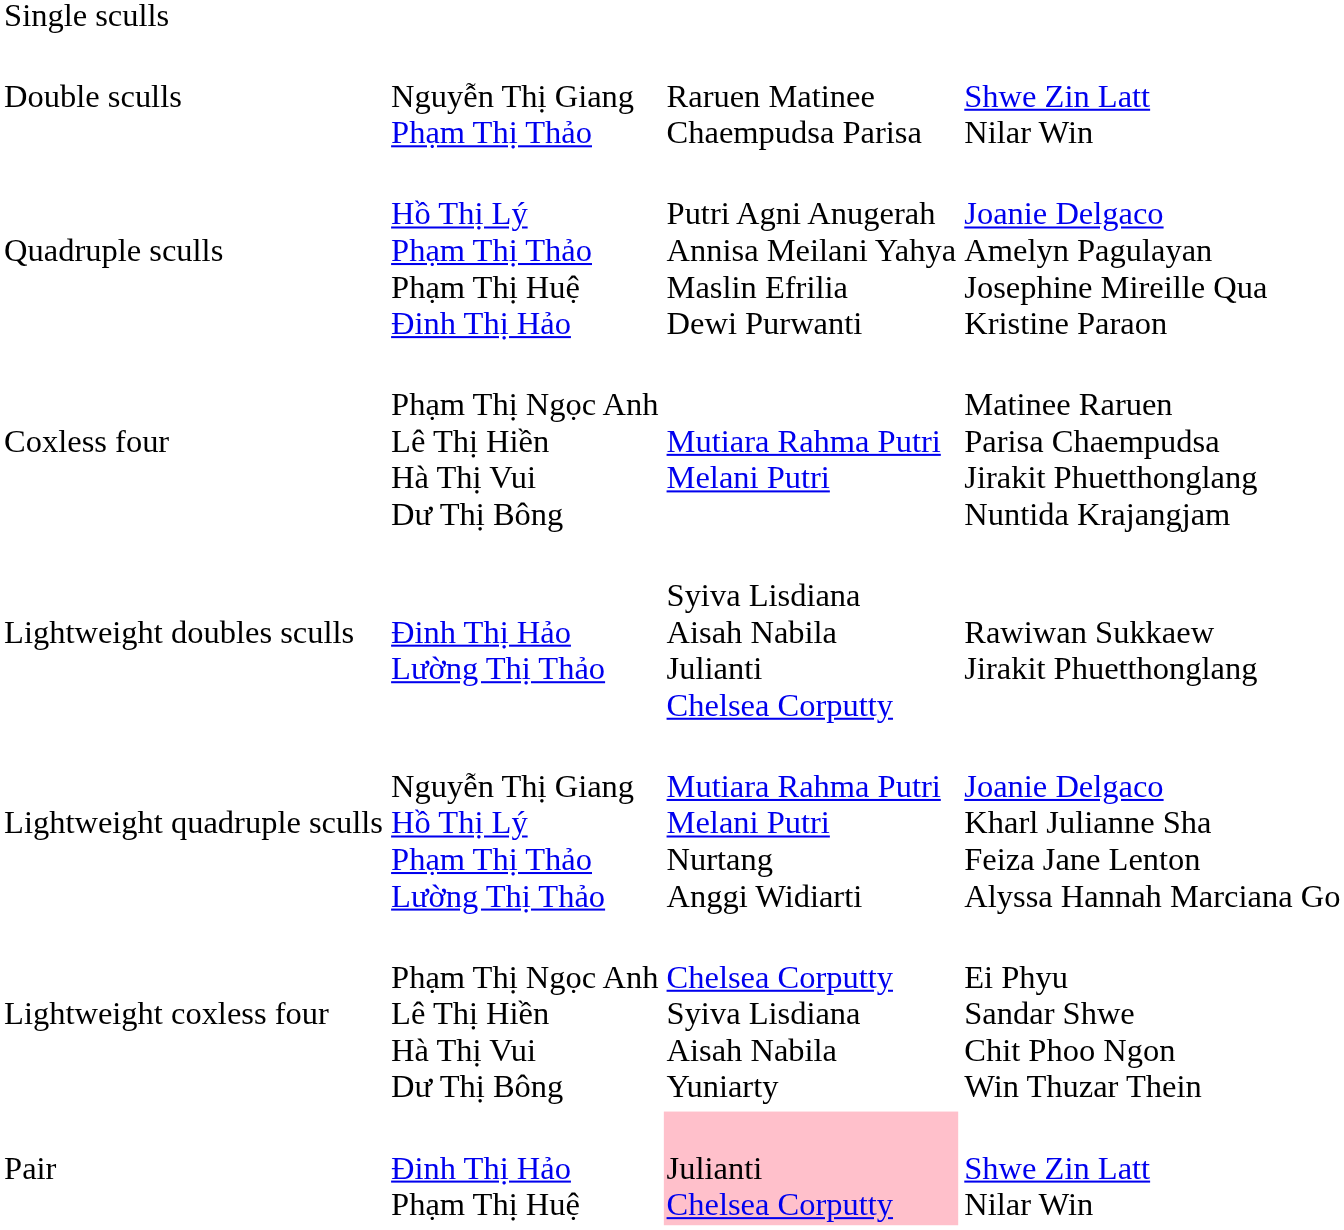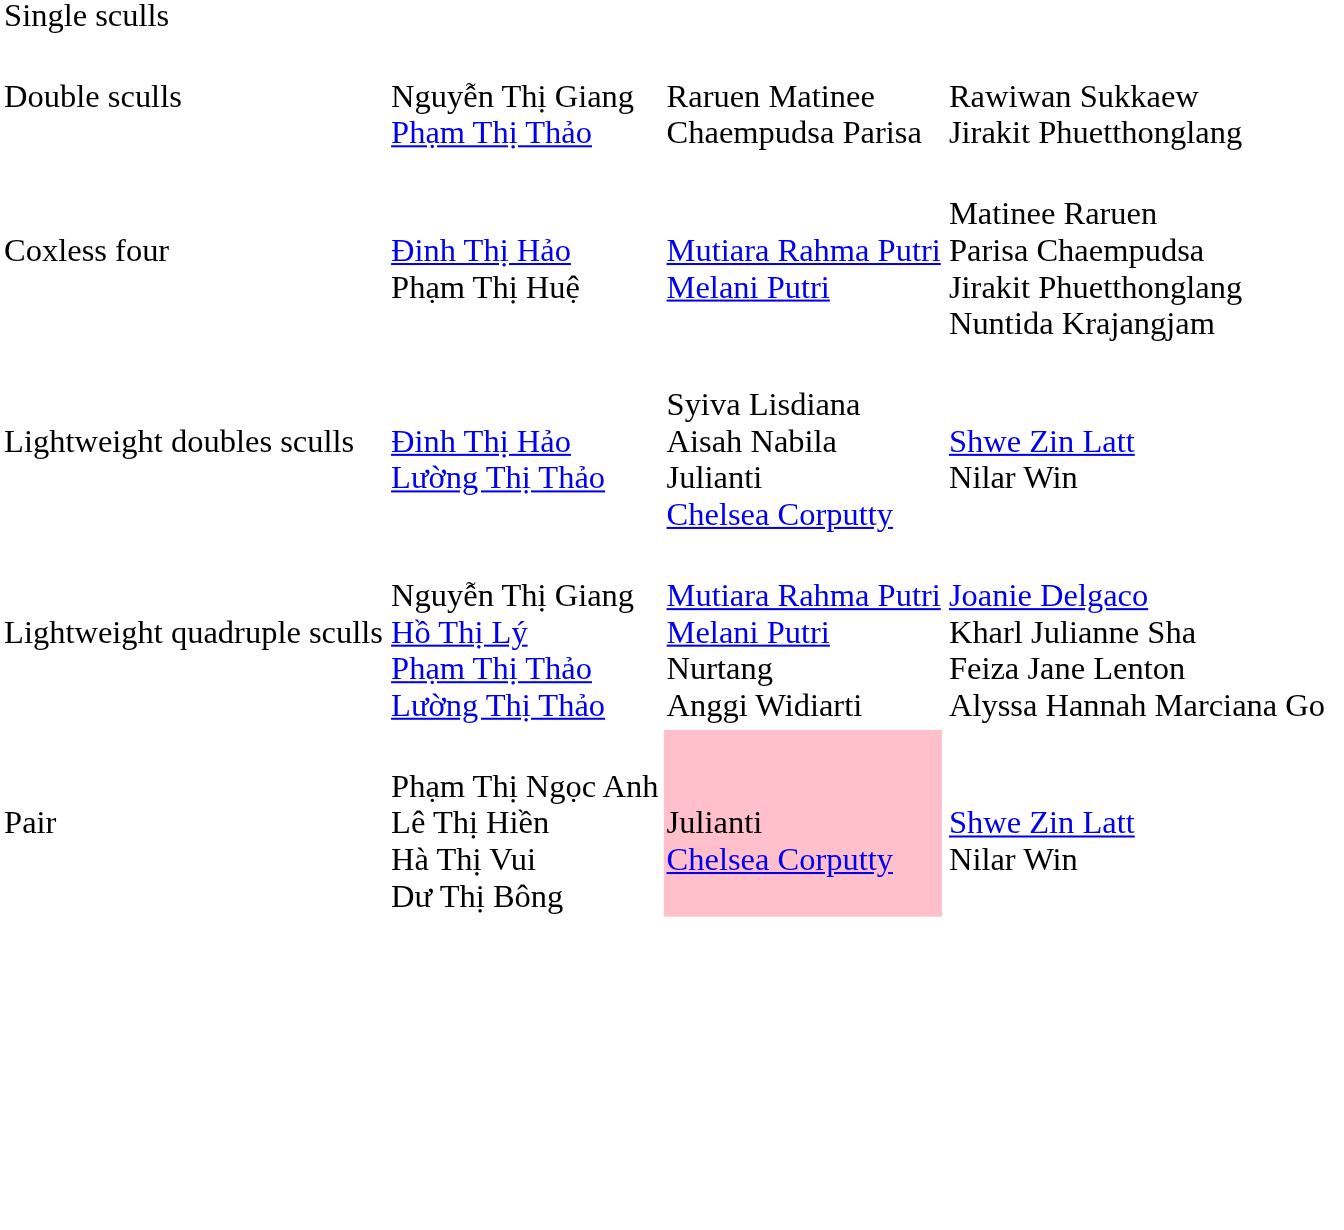(1057, 114) Shwe Zin Latt Nilar Win -> (1096, 114) Rawiwan Sukkaew Jirakit Phuetthonglang
- row: (114, 250)
(525, 459) Phạm Thị Ngọc Anh Lê Thị Hiền Hà Thị Vui Dư Thị Bông -> (486, 268) Đinh Thị Hảo Phạm Thị Huệ
(1111, 650) Rawiwan Sukkaew Jirakit Phuetthonglang -> (1042, 459) Shwe Zin Latt Nilar Win
- row: (166, 1013)
(486, 1186) Đinh Thị Hảo Phạm Thị Huệ -> (525, 841) Phạm Thị Ngọc Anh Lê Thị Hiền Hà Thị Vui Dư Thị Bông
